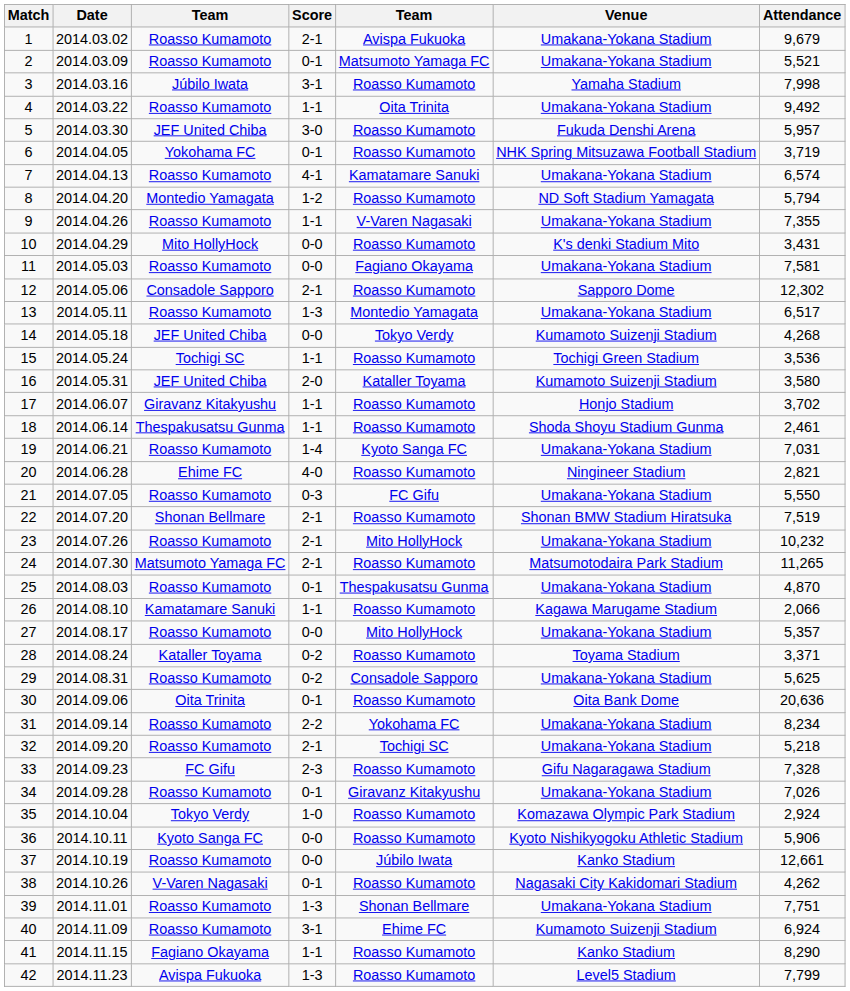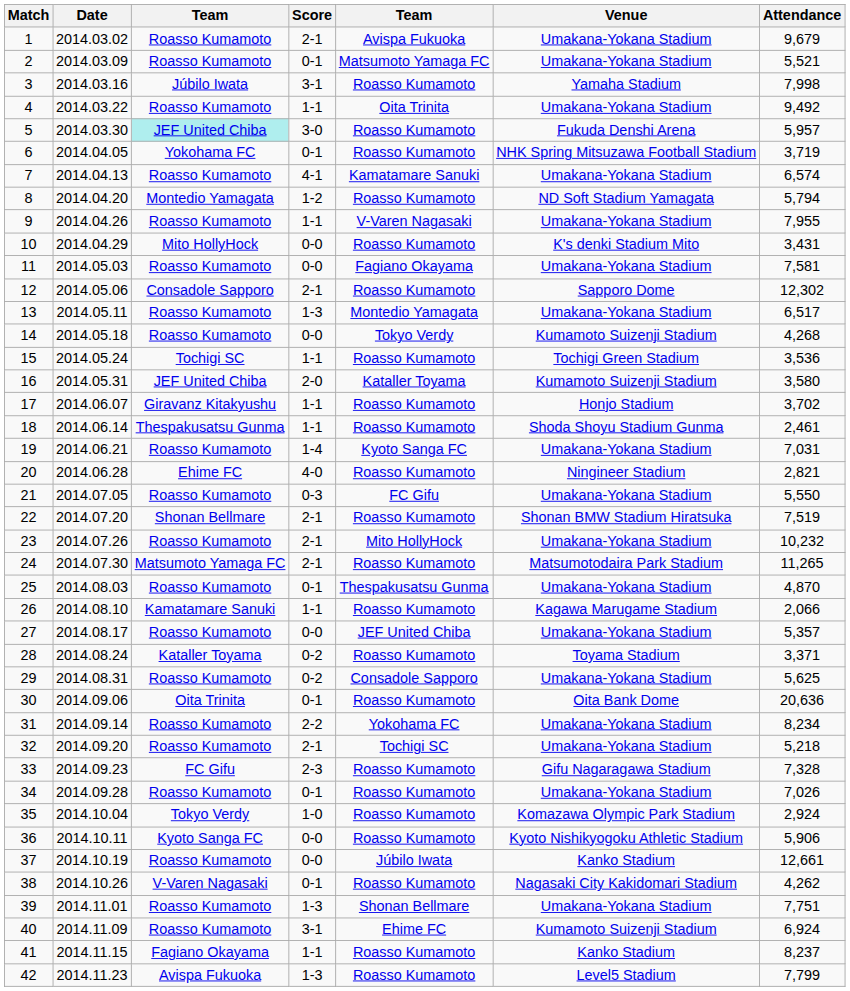(210, 130) no background -> (210, 130) paleturquoise background
(802, 221) 7,355 -> (802, 221) 7,955
(210, 335) JEF United Chiba -> (210, 335) Roasso Kumamoto
(414, 632) Mito HollyHock -> (414, 632) JEF United Chiba
(414, 792) Giravanz Kitakyushu -> (414, 792) Roasso Kumamoto
(802, 952) 8,290 -> (802, 952) 8,237
